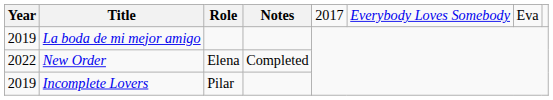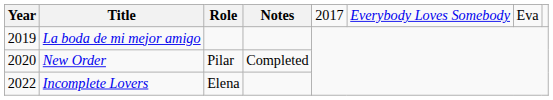(22, 60) 2022 -> (22, 60) 2020
(223, 60) Elena -> (221, 60) Pilar
(22, 83) 2019 -> (22, 83) 2022
(221, 83) Pilar -> (223, 83) Elena
